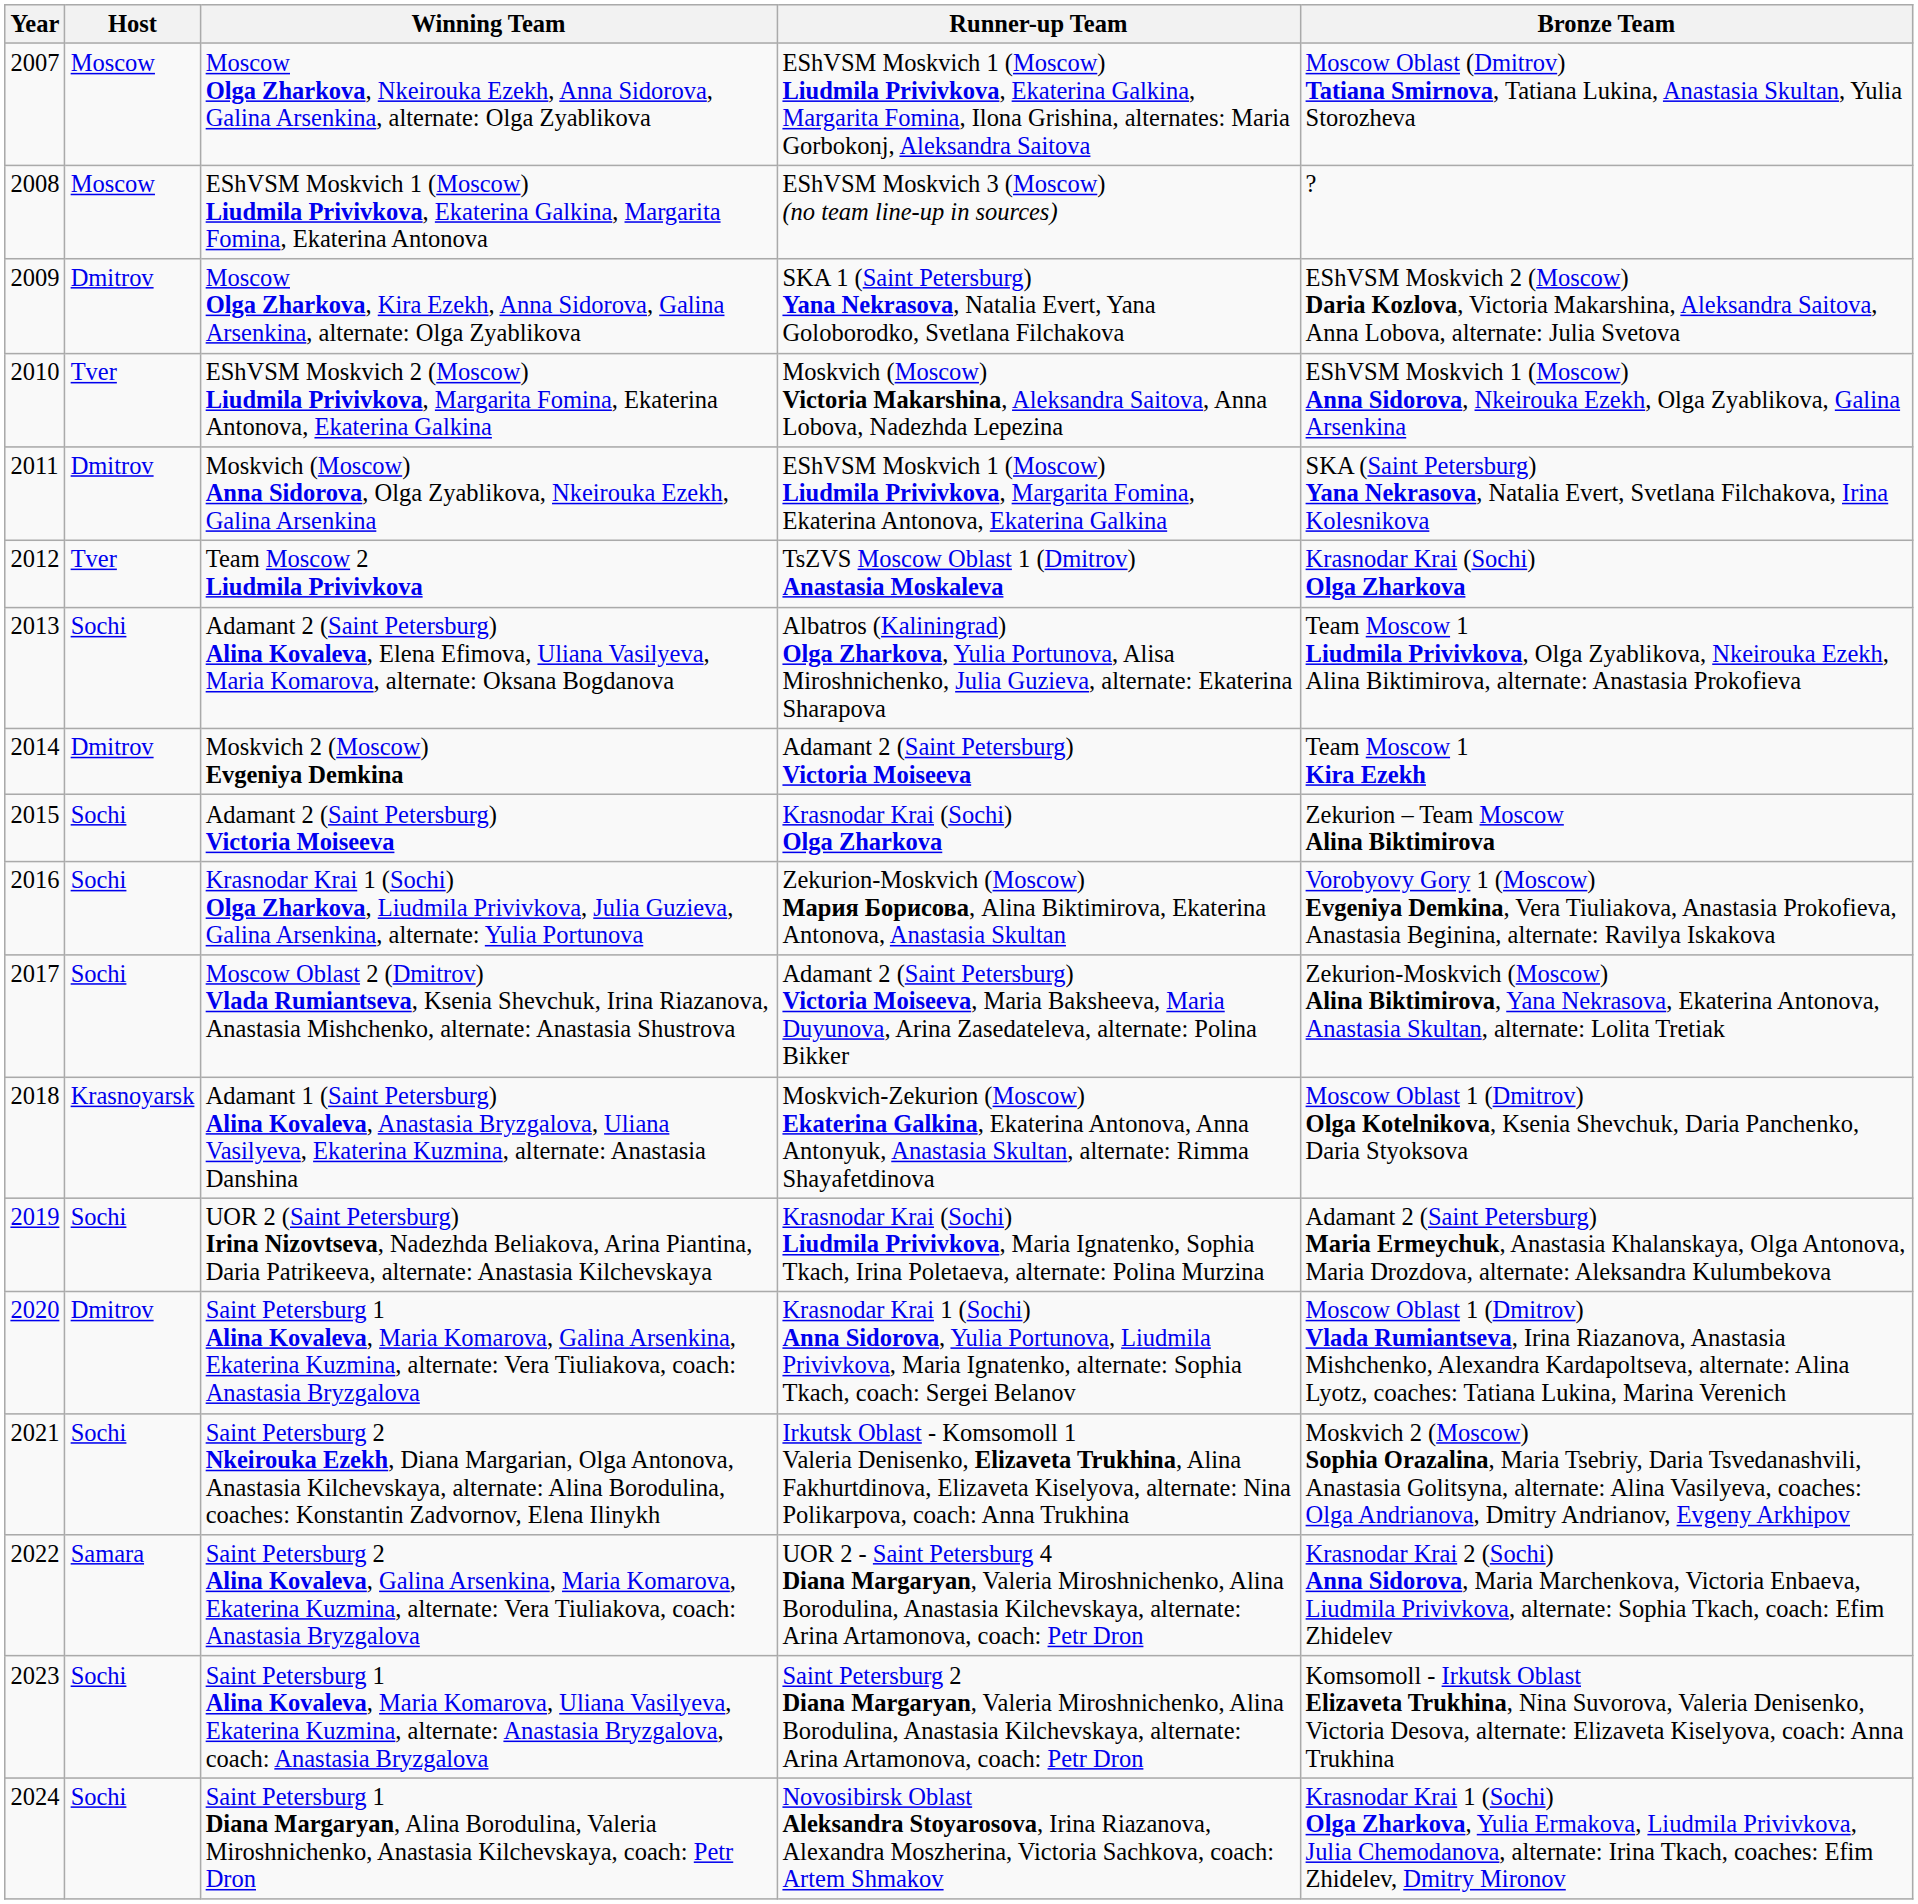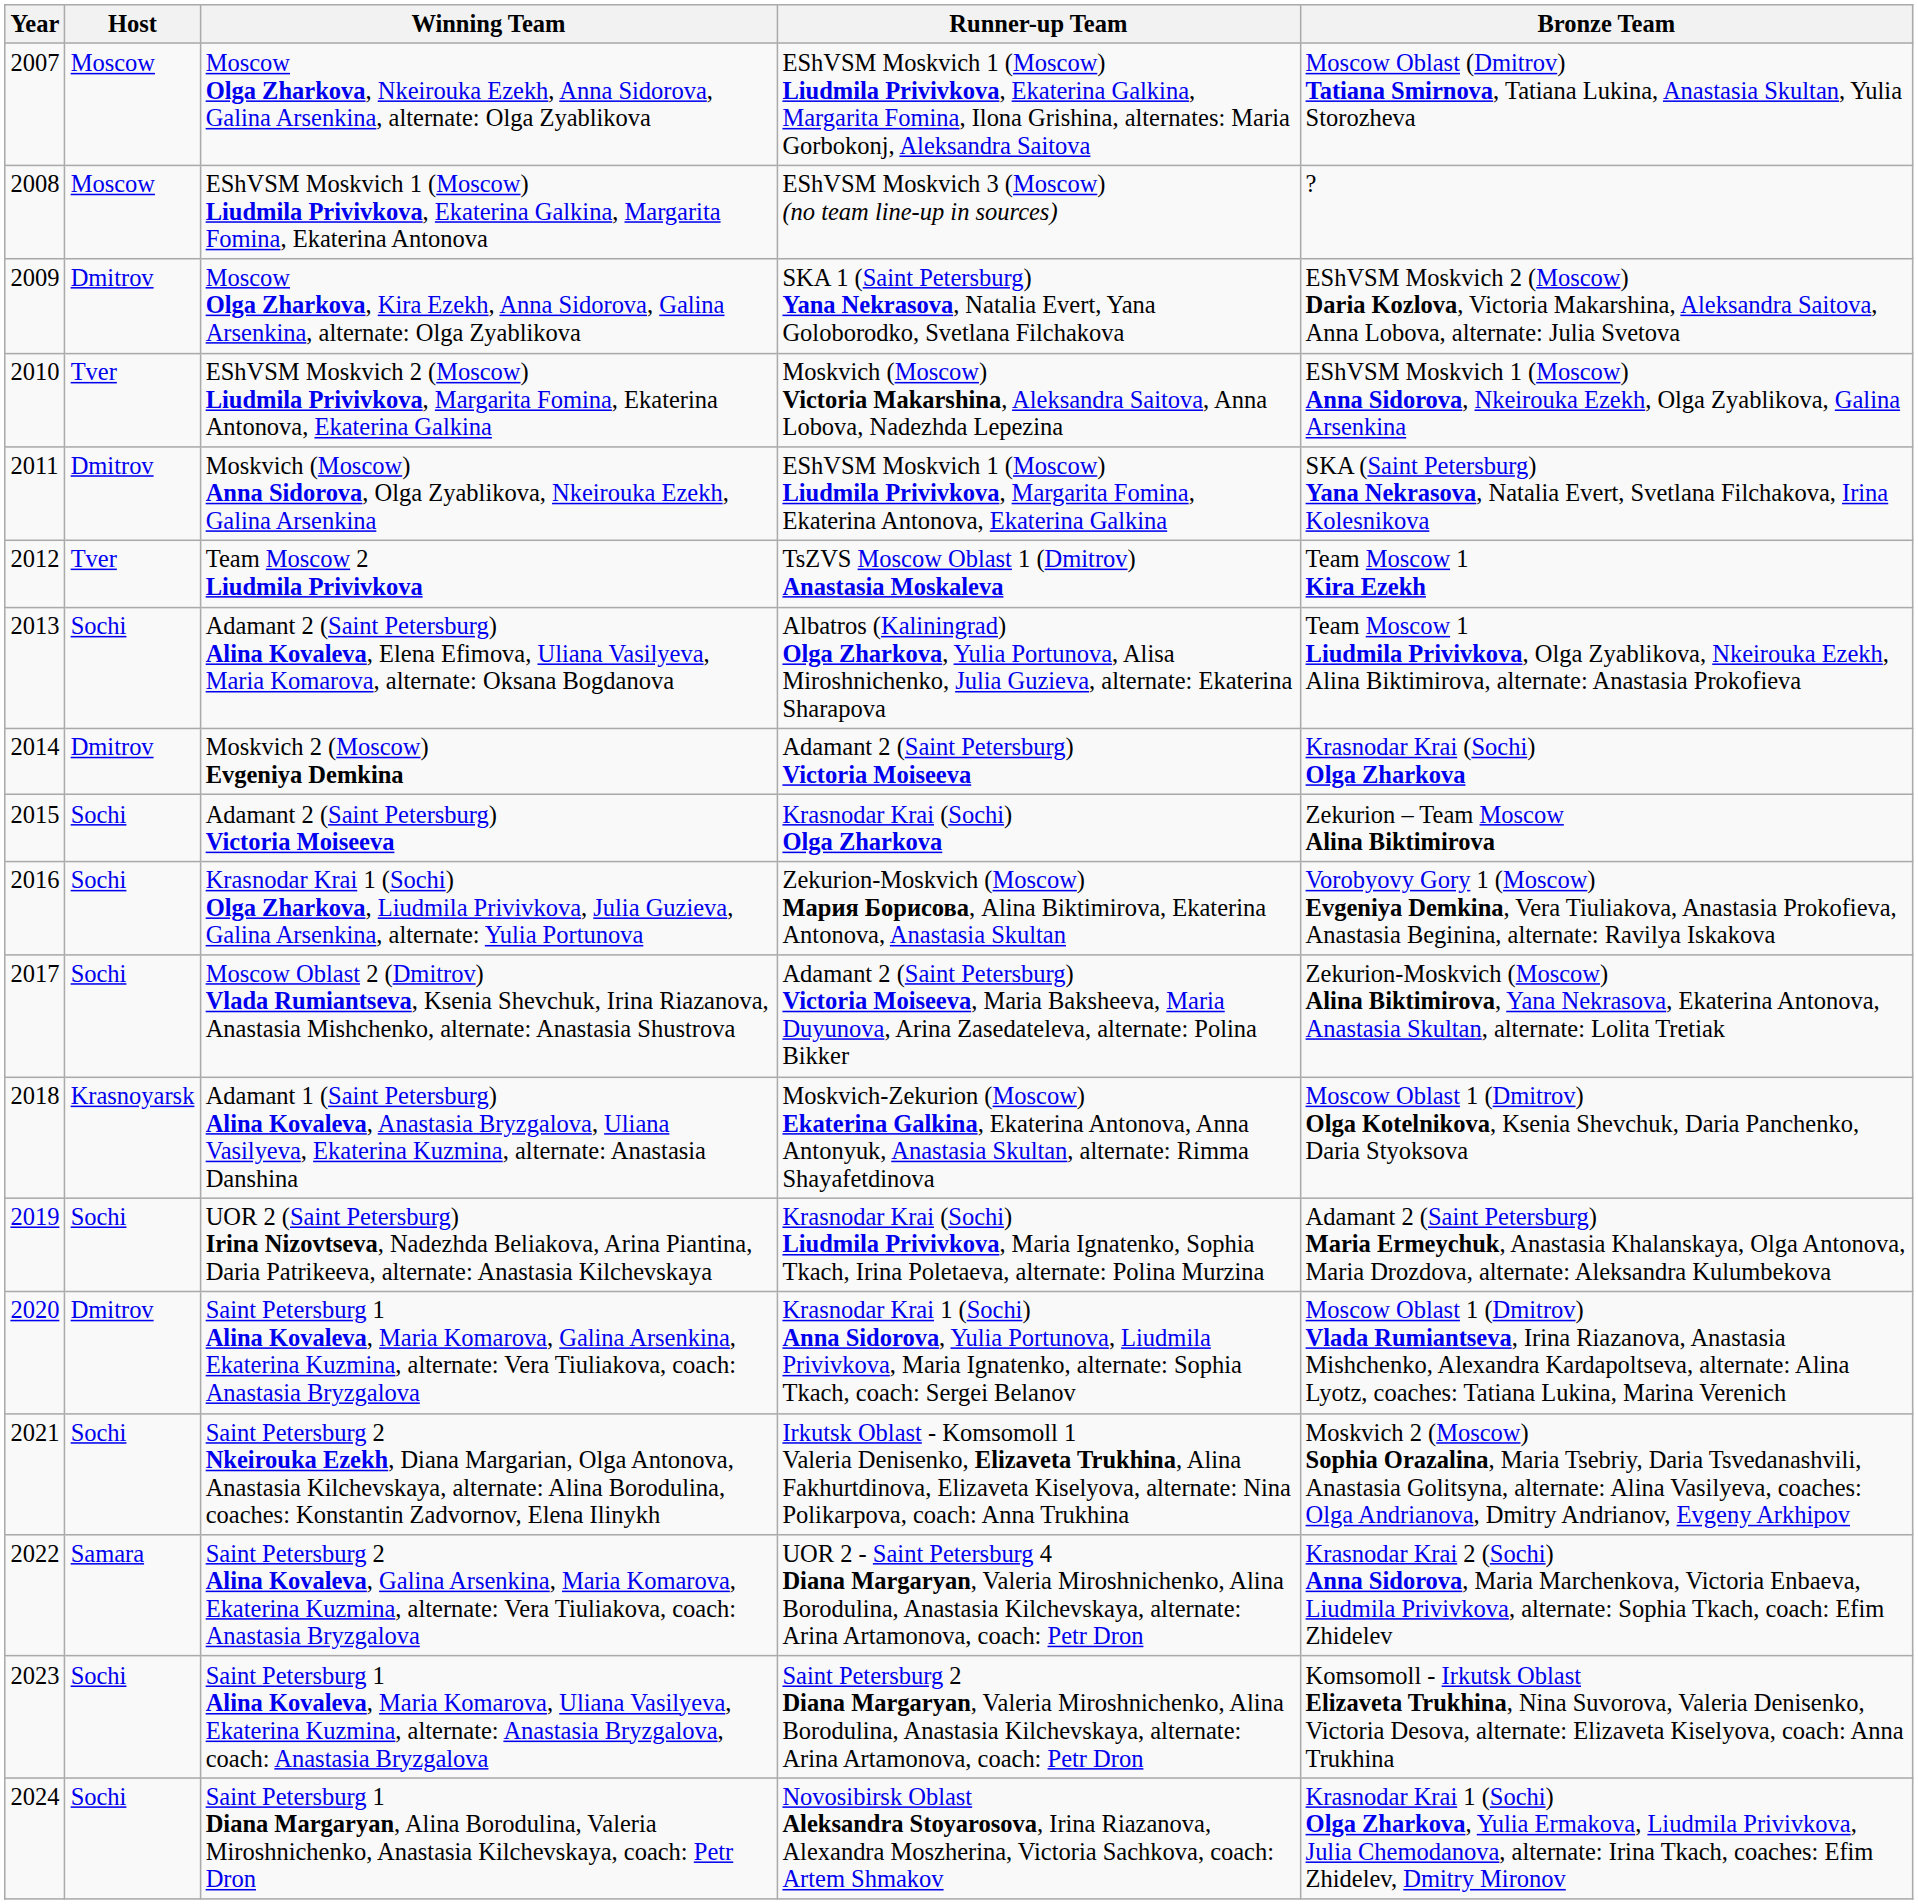(1420, 573) Krasnodar Krai (Sochi) Olga Zharkova -> (1387, 573) Team Moscow 1 Kira Ezekh
(1387, 761) Team Moscow 1 Kira Ezekh -> (1420, 761) Krasnodar Krai (Sochi) Olga Zharkova
